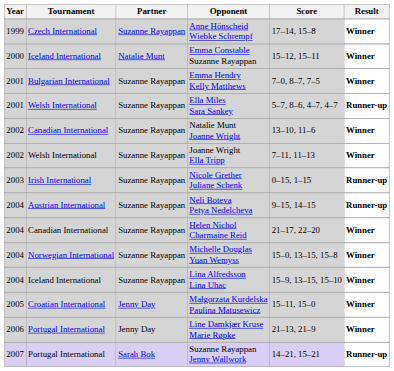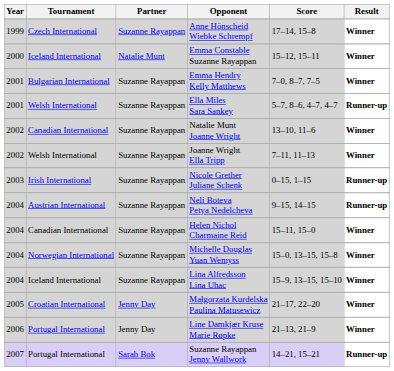(296, 230) 21–17, 22–20 -> (293, 230) 15–11, 15–0
(293, 305) 15–11, 15–0 -> (296, 305) 21–17, 22–20
